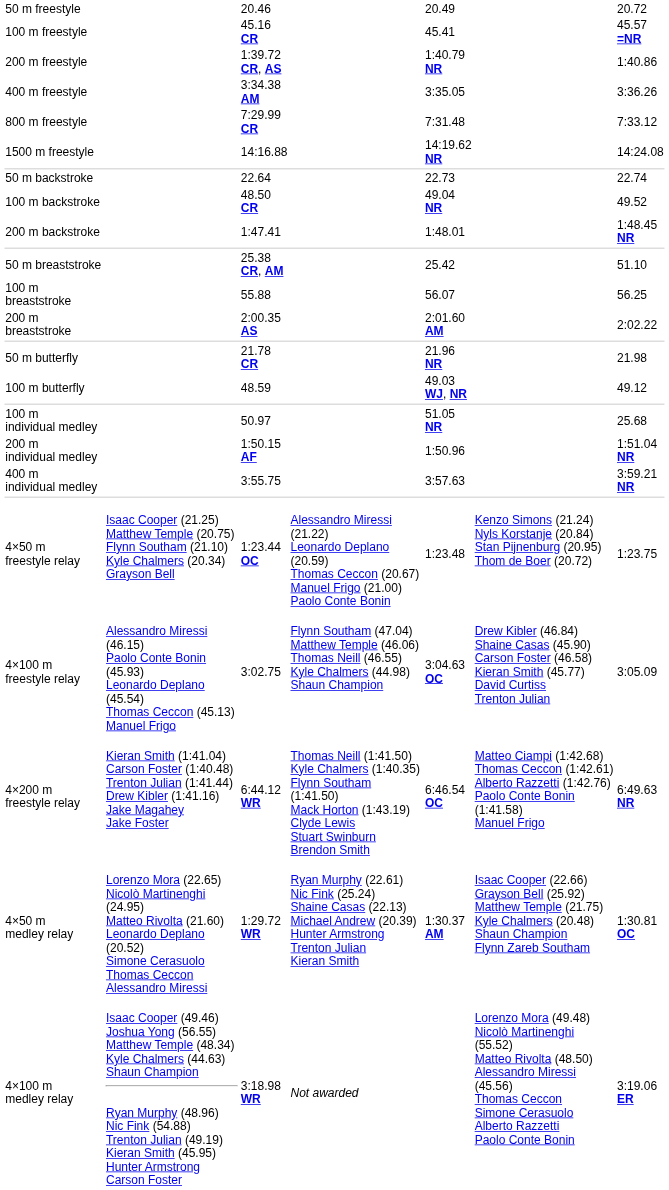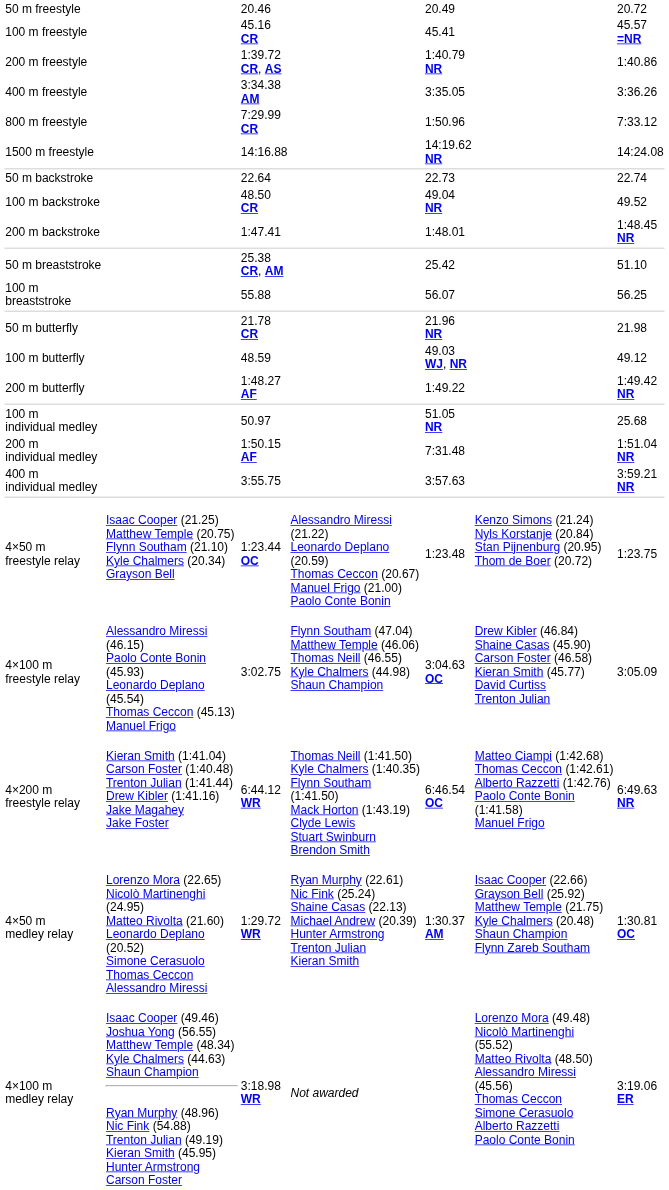(445, 122) 7:31.48 -> (445, 122) 1:50.96
- row: (38, 324)
+ row: (45, 387)
(445, 450) 1:50.96 -> (445, 450) 7:31.48
